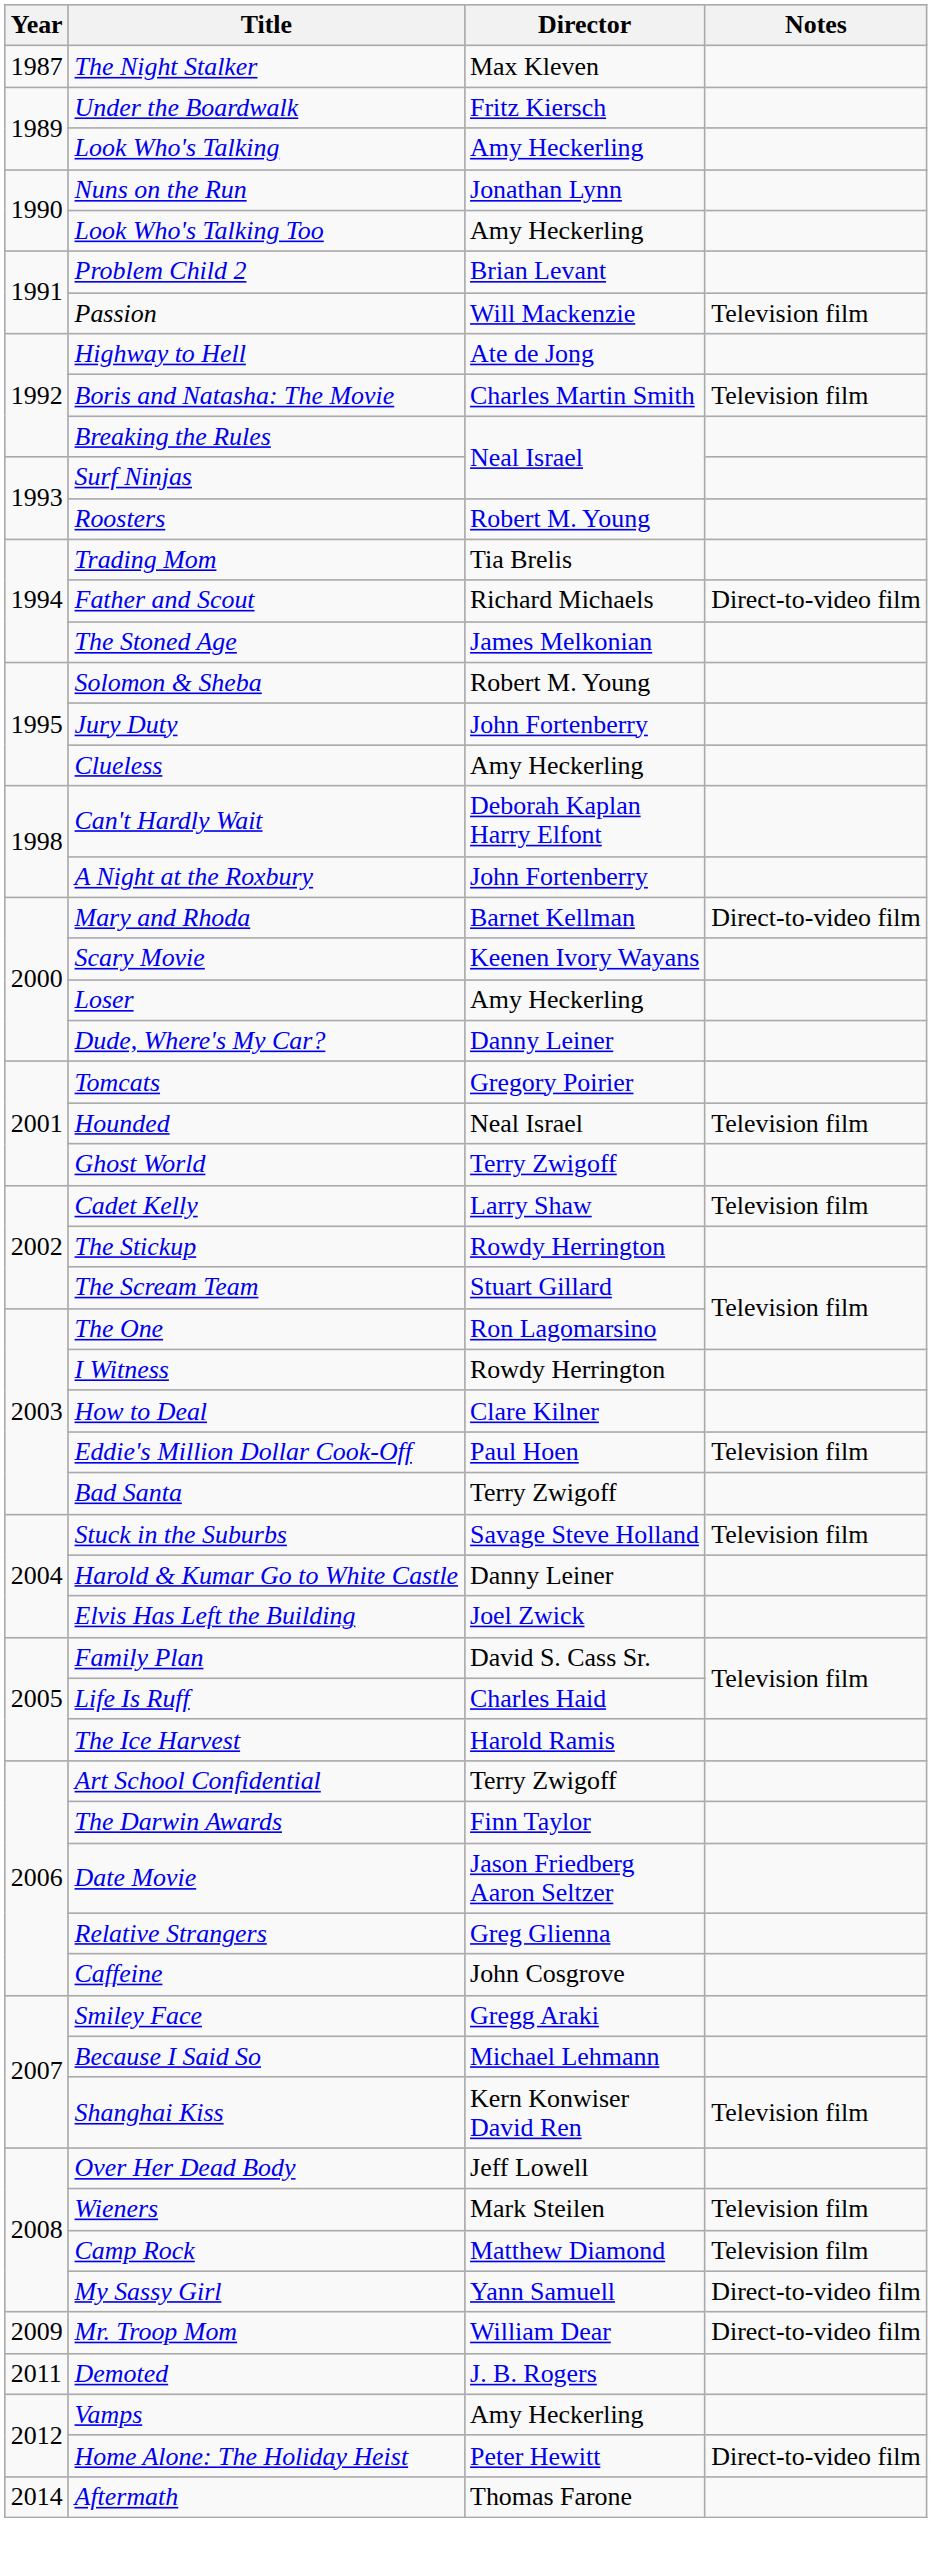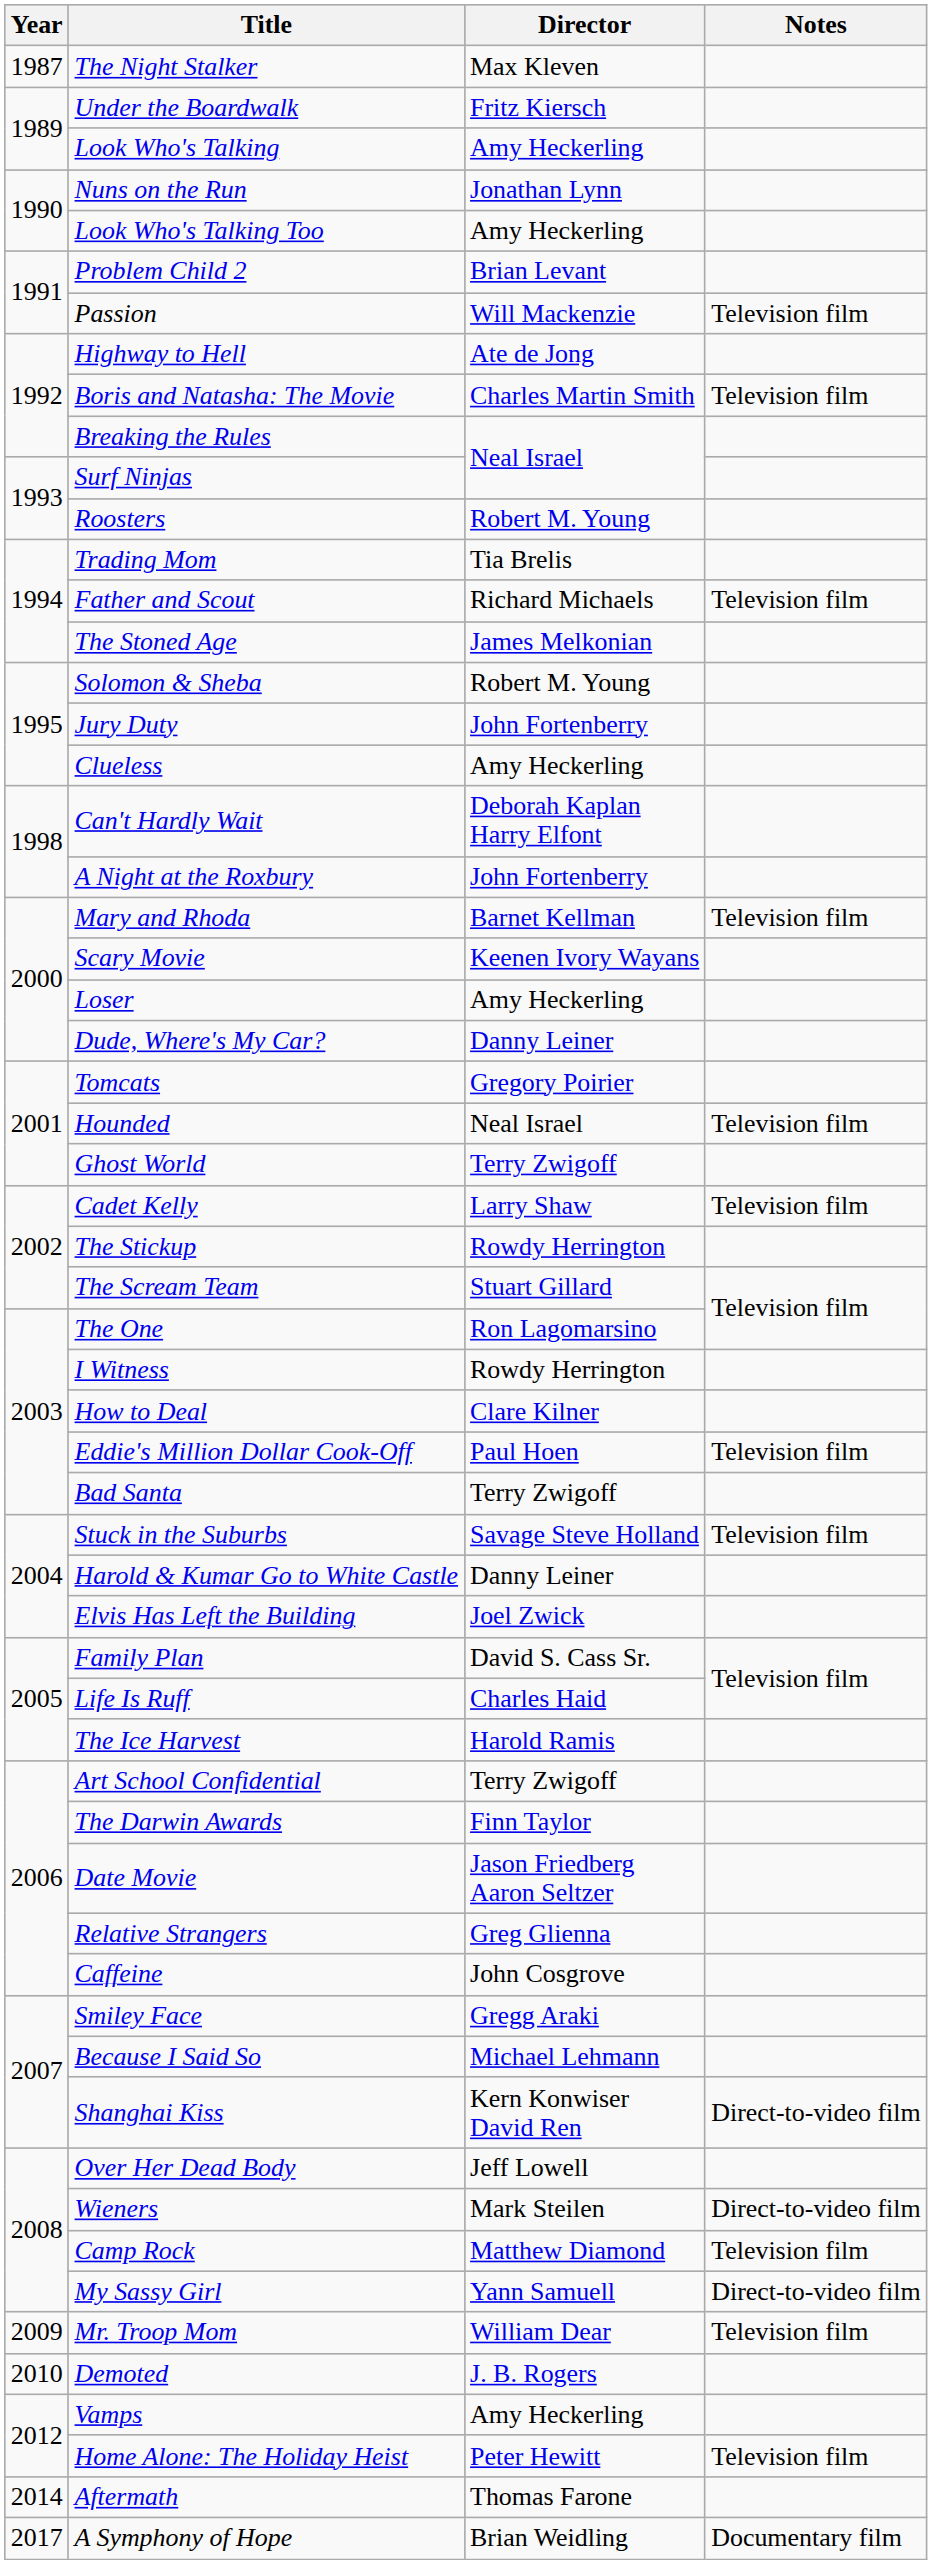(816, 600) Direct-to-video film -> (790, 600) Television film
(816, 917) Direct-to-video film -> (790, 917) Television film
(790, 2112) Television film -> (816, 2112) Direct-to-video film
(790, 2209) Television film -> (816, 2209) Direct-to-video film
(816, 2332) Direct-to-video film -> (790, 2332) Television film
(36, 2373) 2011 -> (37, 2373) 2010
(816, 2455) Direct-to-video film -> (790, 2455) Television film
+ row: (183, 2537)
